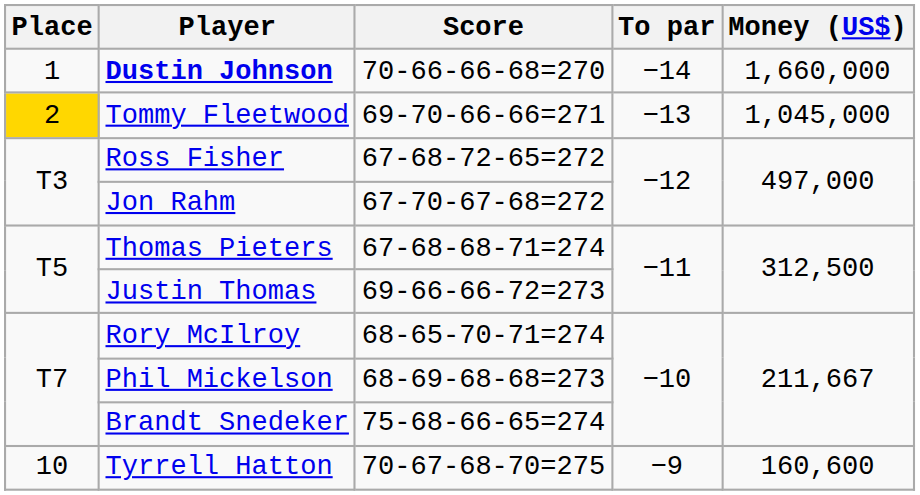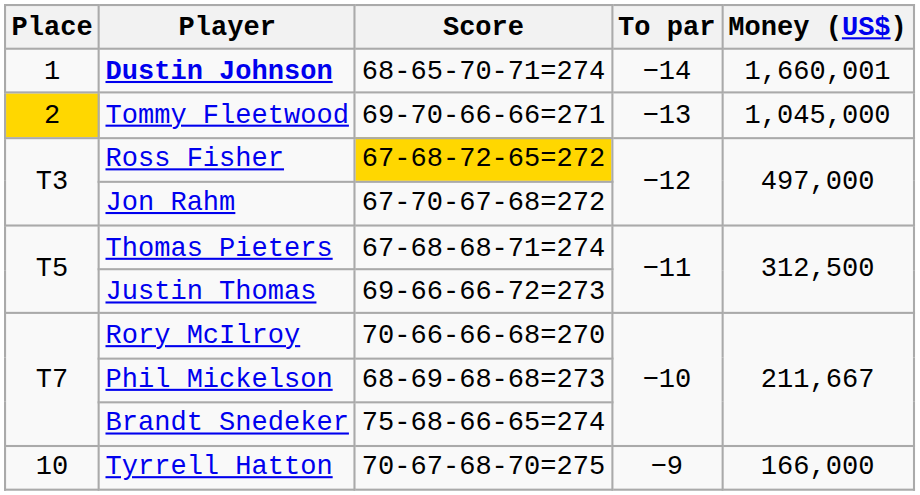(484, 71) 70-66-66-68=270 -> (484, 71) 68-65-70-71=274
(818, 71) 1,660,000 -> (818, 71) 1,660,001
(484, 159) no background -> (484, 159) gold background
(484, 336) 68-65-70-71=274 -> (484, 336) 70-66-66-68=270
(818, 468) 160,600 -> (818, 468) 166,000
